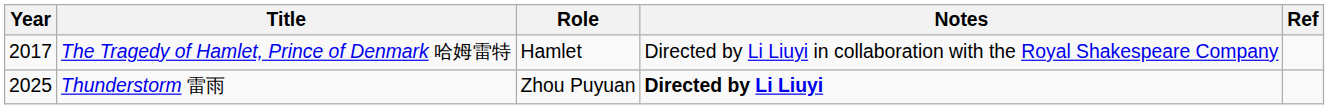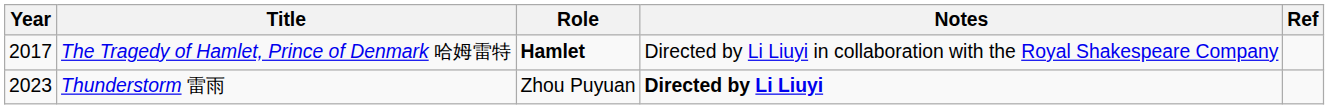(551, 52) normal -> (553, 52) bold
(31, 86) 2025 -> (31, 86) 2023
